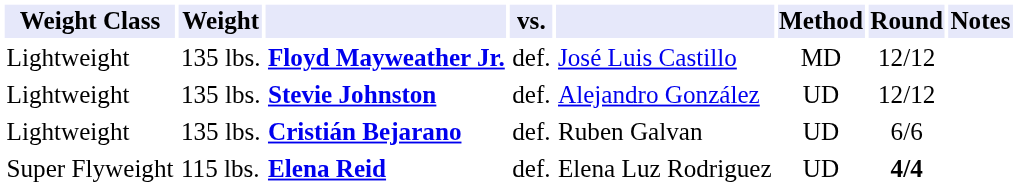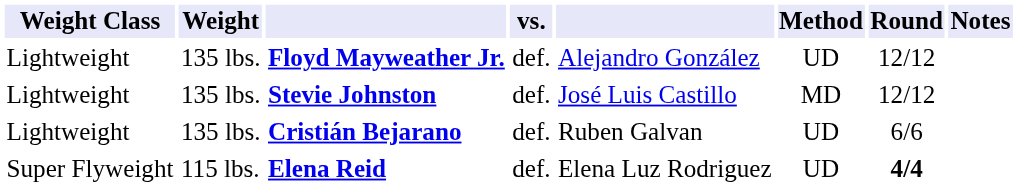(647, 57) José Luis Castillo -> (659, 57) Alejandro González
(821, 57) MD -> (821, 57) UD
(659, 94) Alejandro González -> (647, 94) José Luis Castillo
(821, 94) UD -> (821, 94) MD
